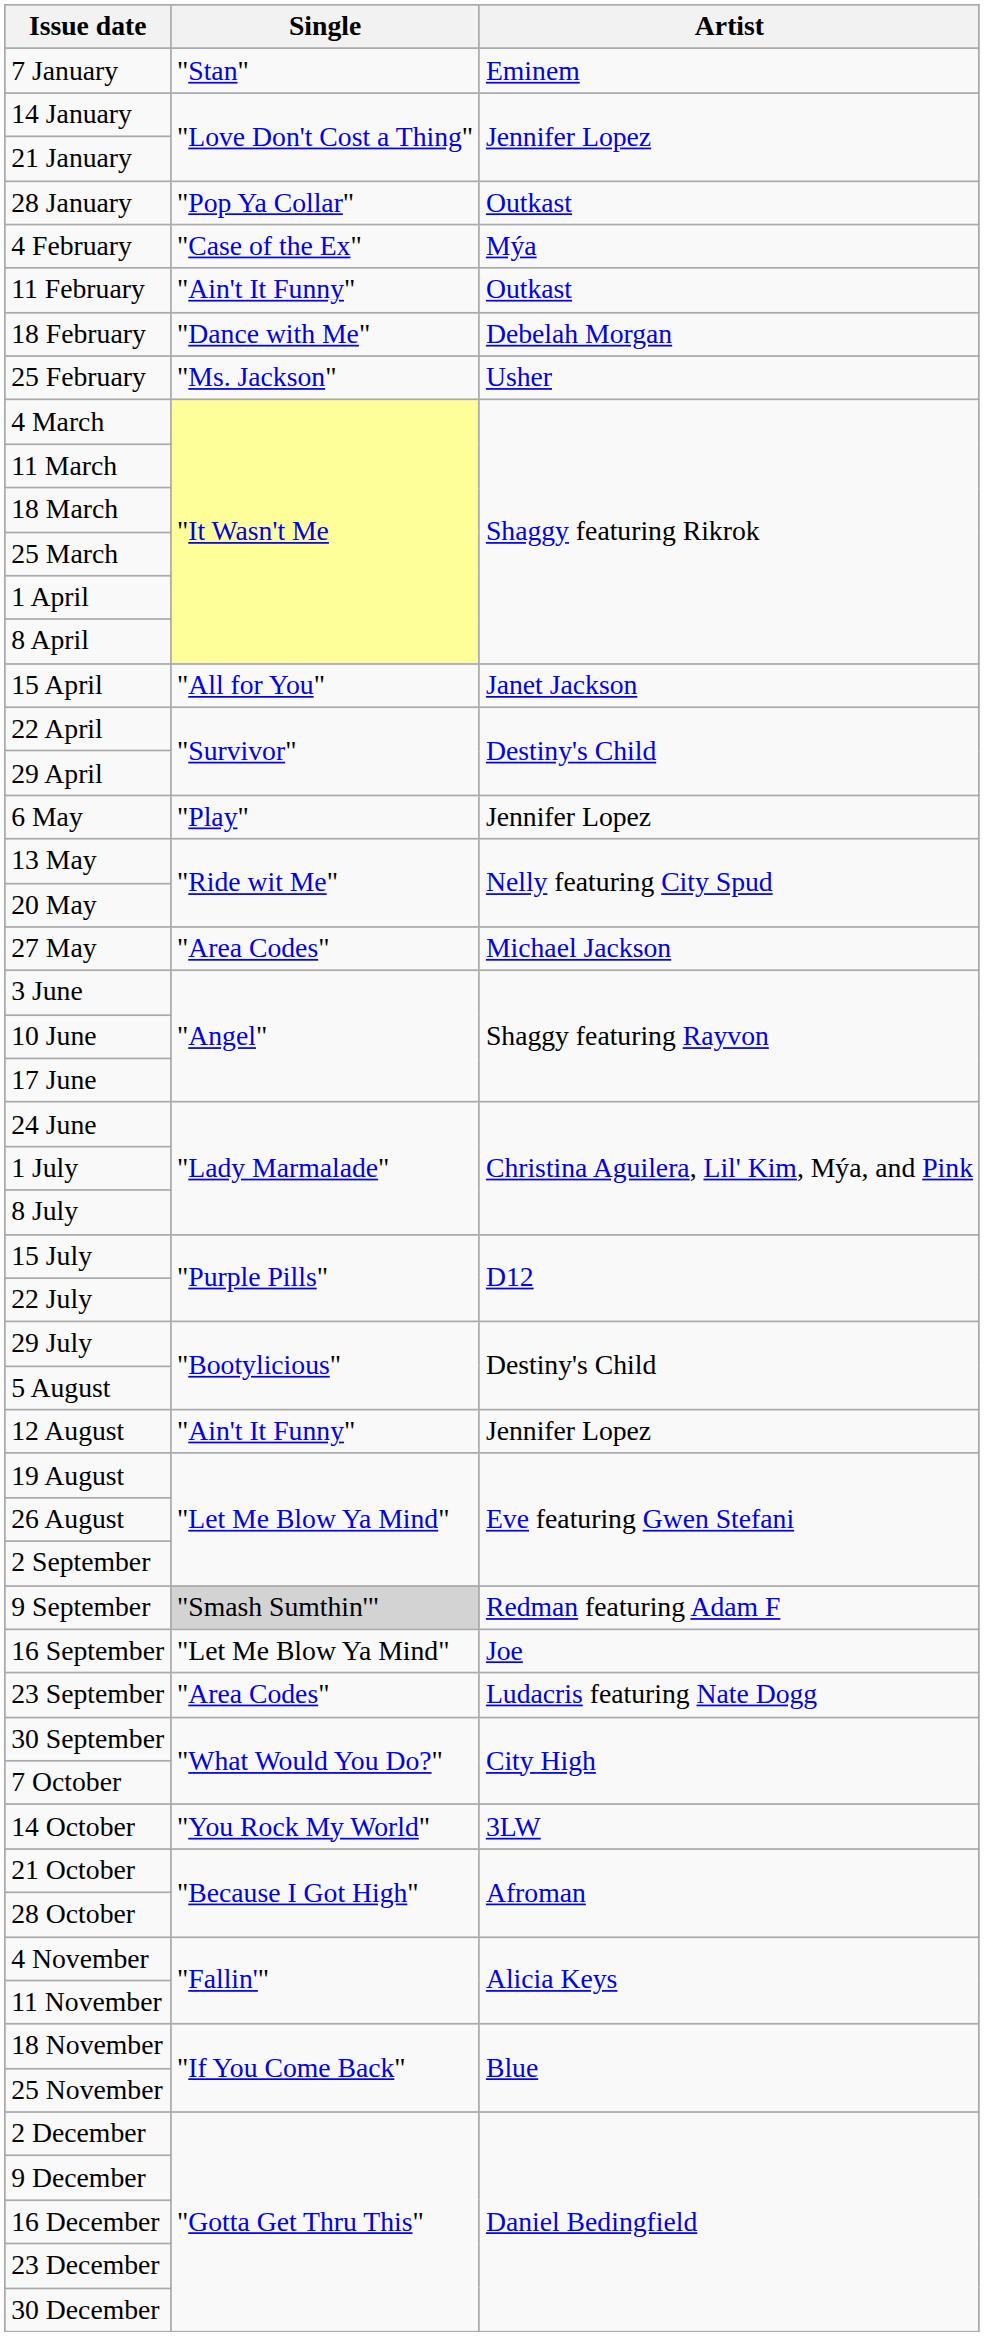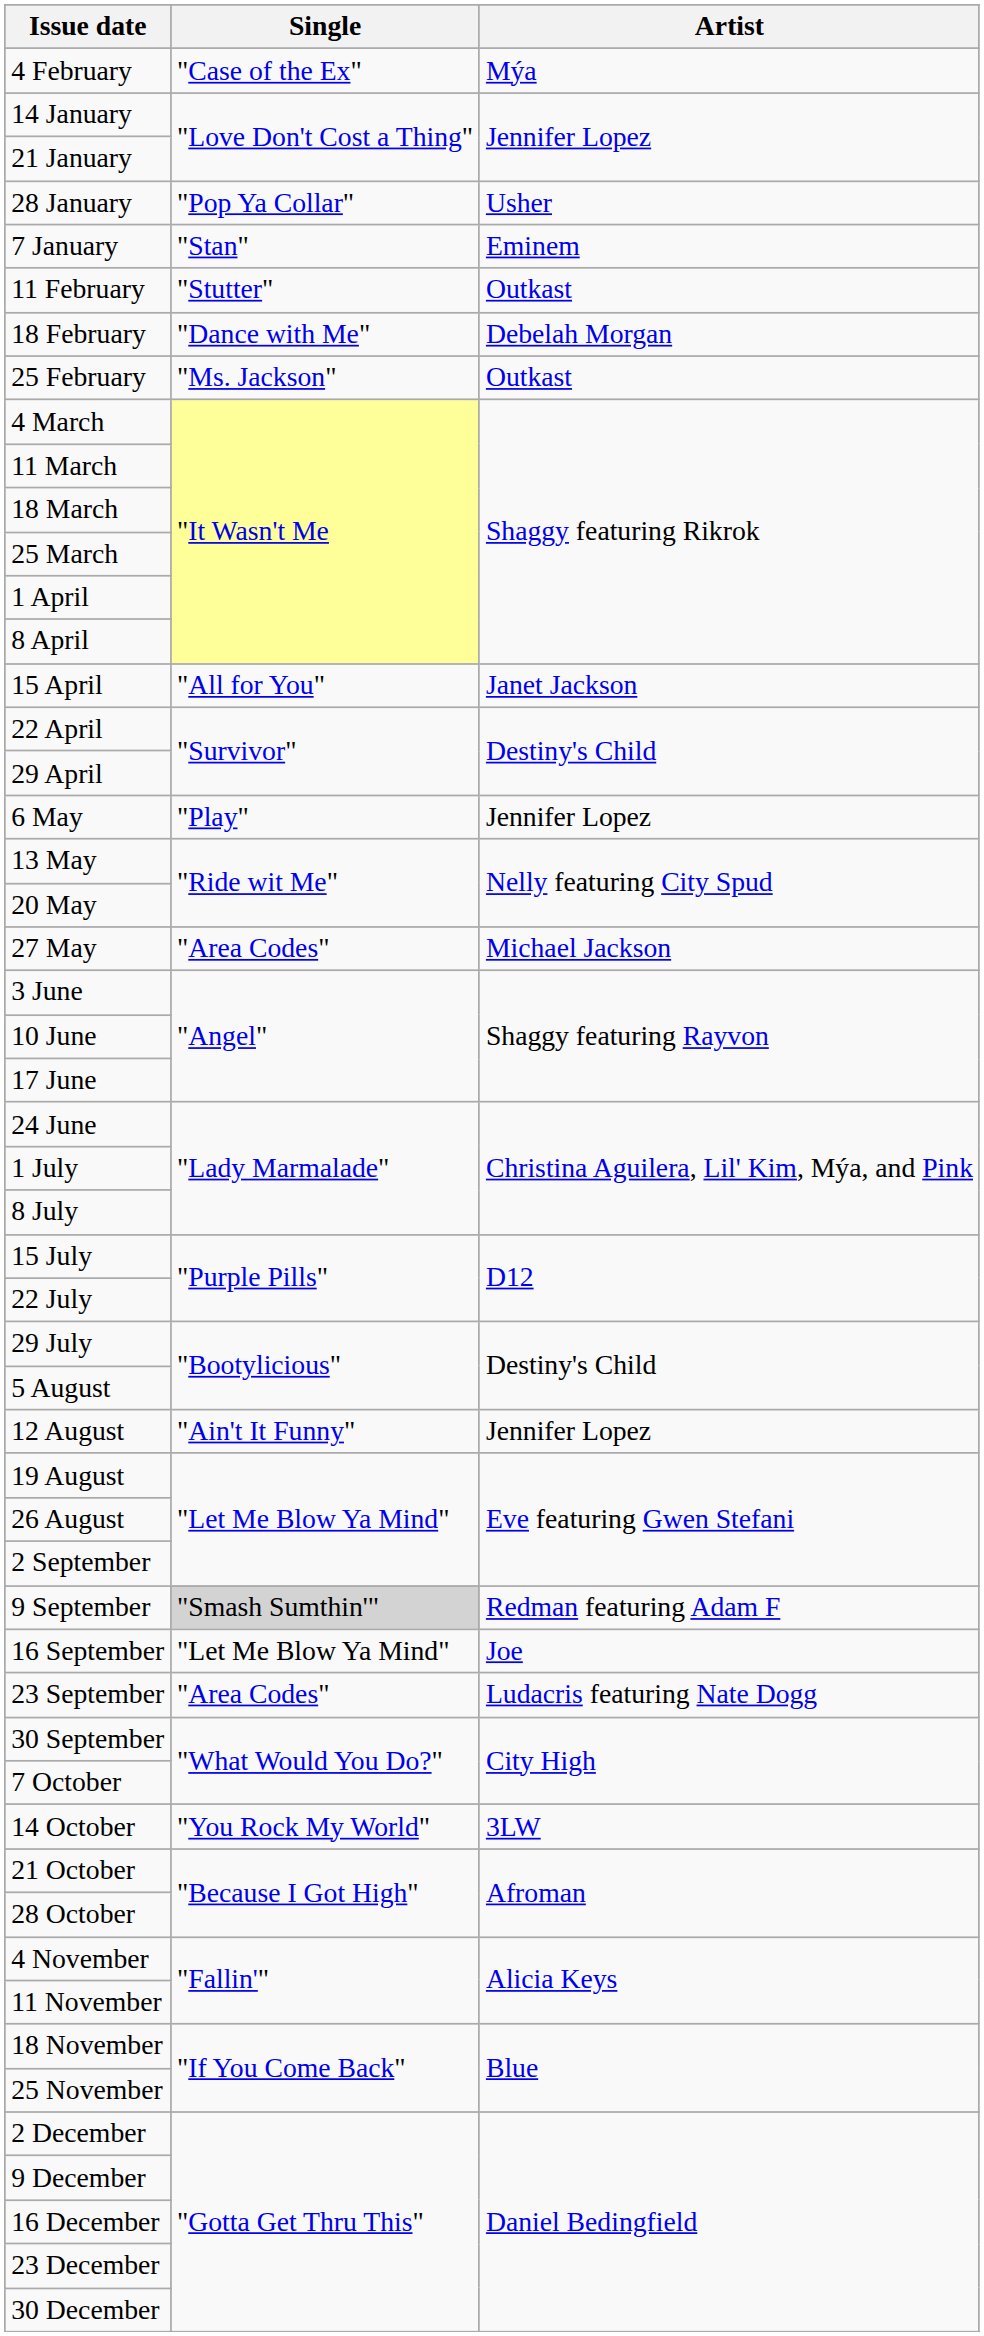rows swapped: (65, 70) <-> (72, 245)
(529, 202) Outkast -> (519, 202) Usher
(266, 289) "Ain't It Funny" -> (225, 289) "Stutter"
(519, 377) Usher -> (529, 377) Outkast
